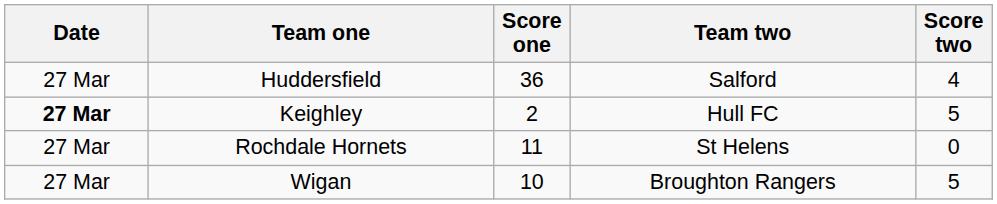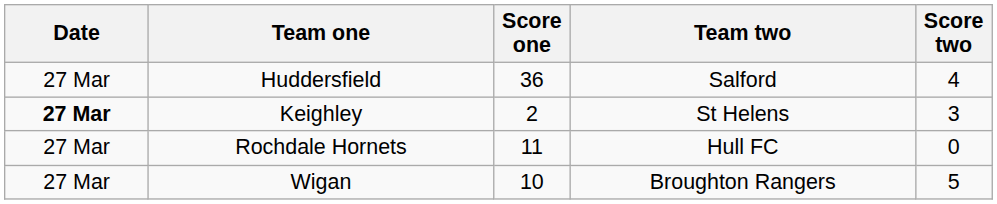(743, 113) Hull FC -> (743, 113) St Helens
(954, 113) 5 -> (954, 113) 3
(743, 147) St Helens -> (743, 147) Hull FC
